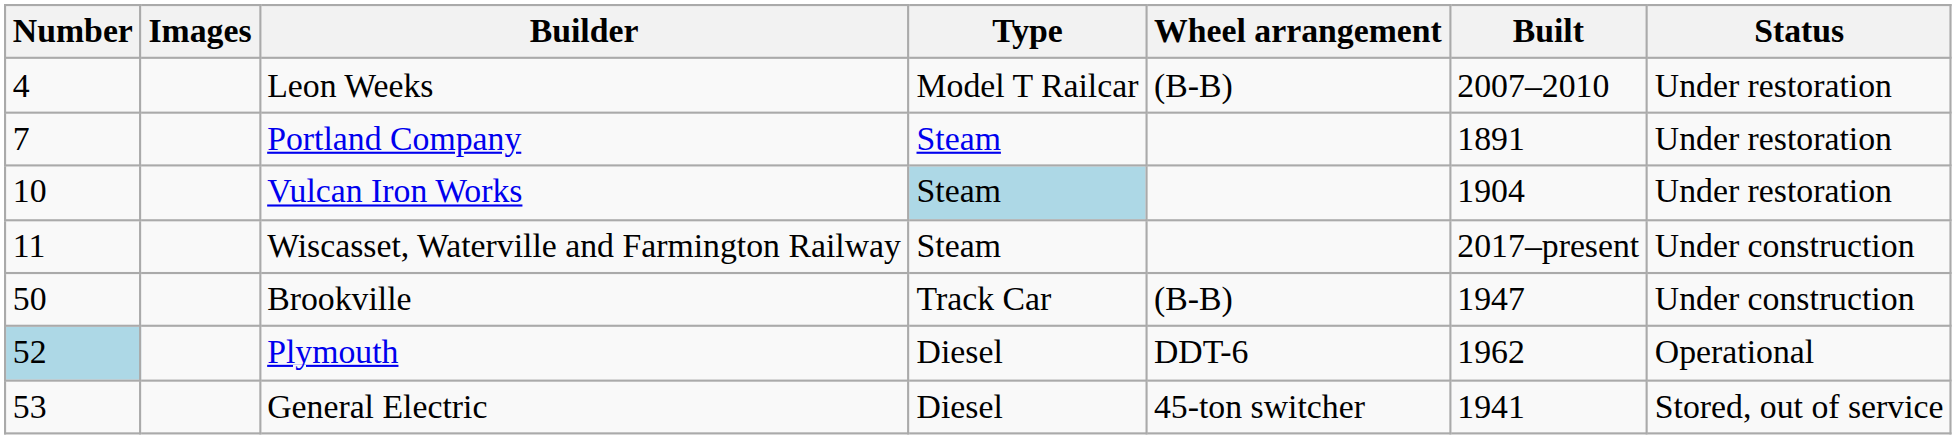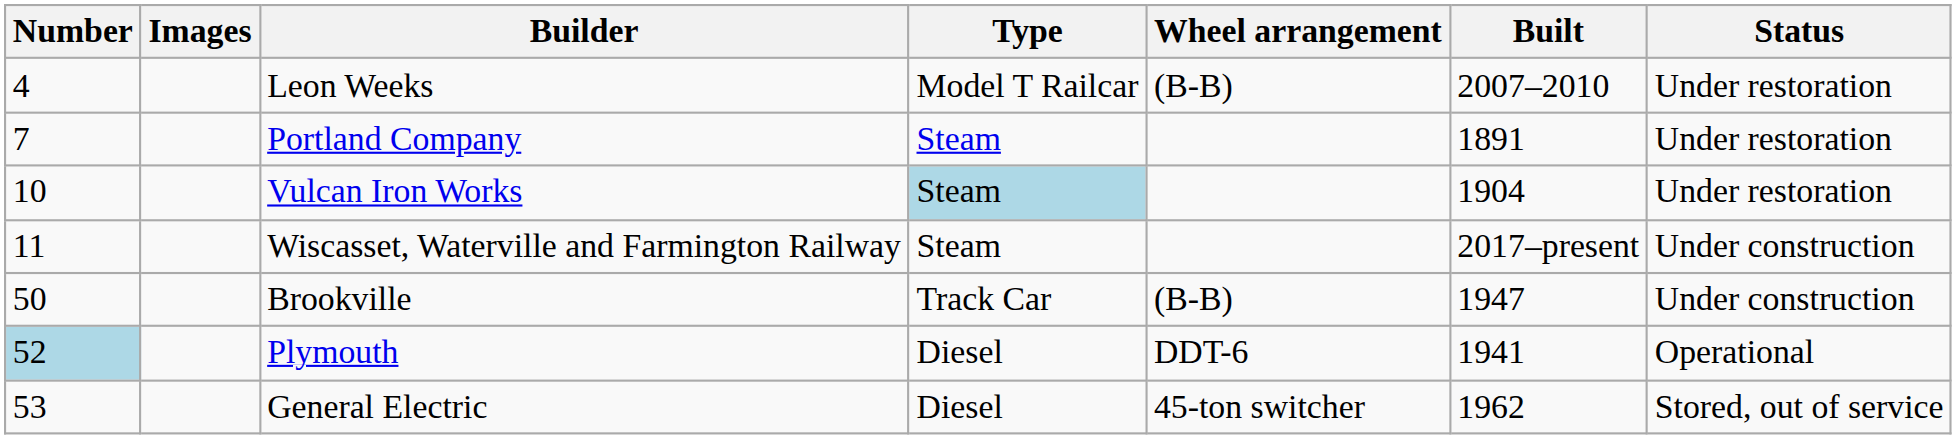(1491, 352) 1962 -> (1491, 352) 1941
(1491, 406) 1941 -> (1491, 406) 1962
